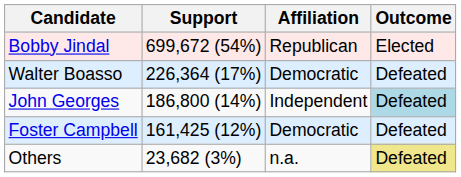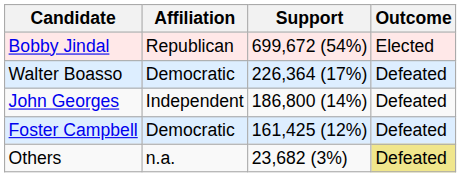columns swapped: (318, 18) <-> (204, 18)
(411, 102) lightblue background -> (411, 102) no background
